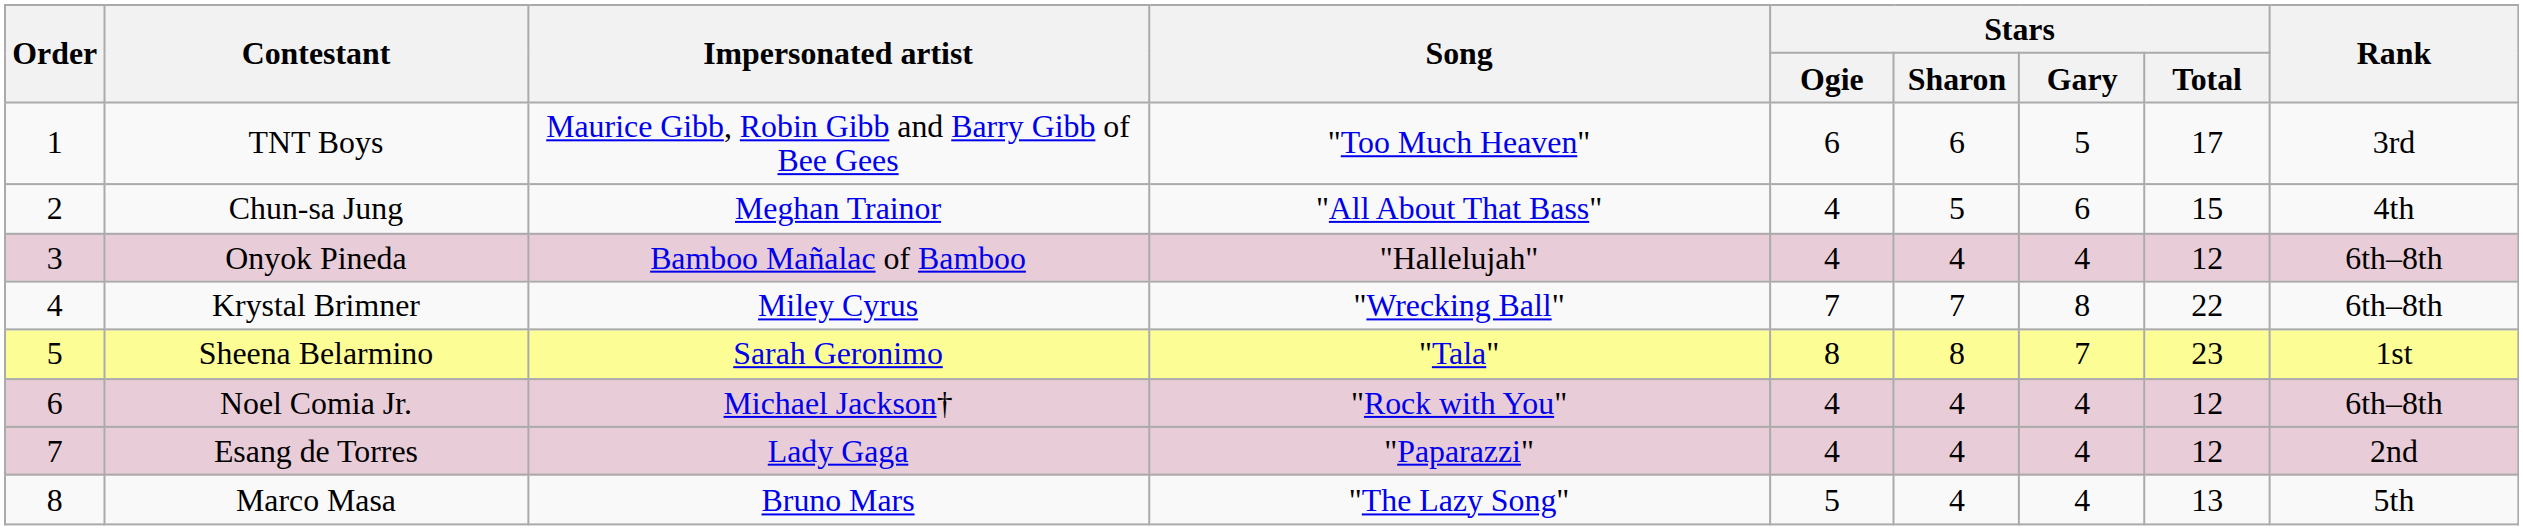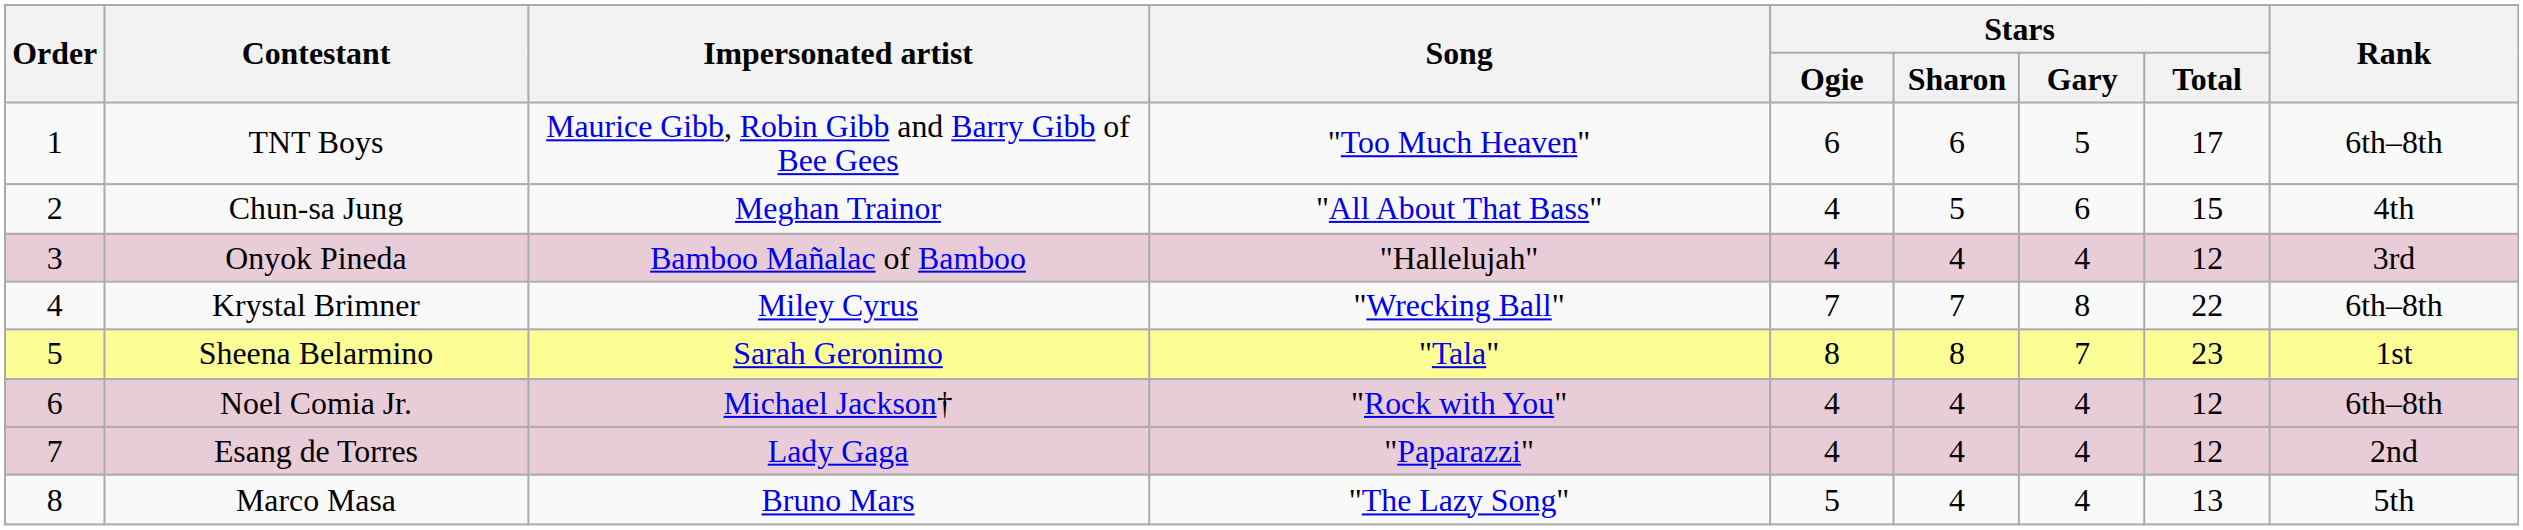(2394, 143) 3rd -> (2394, 143) 6th–8th
(2394, 257) 6th–8th -> (2394, 257) 3rd
